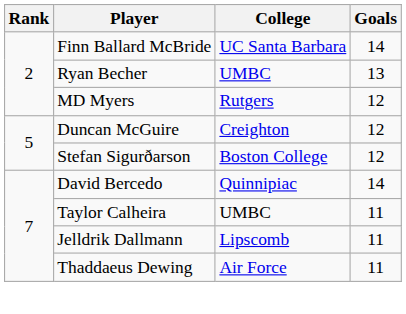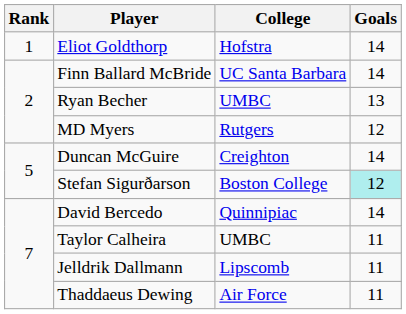+ row: (112, 45)
(376, 128) 12 -> (376, 156) 14
(376, 156) no background -> (376, 184) paleturquoise background
